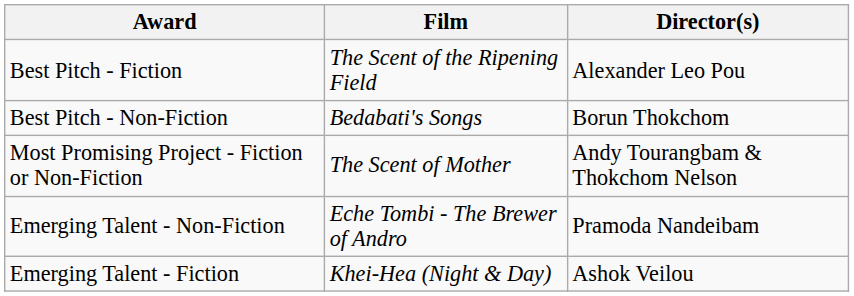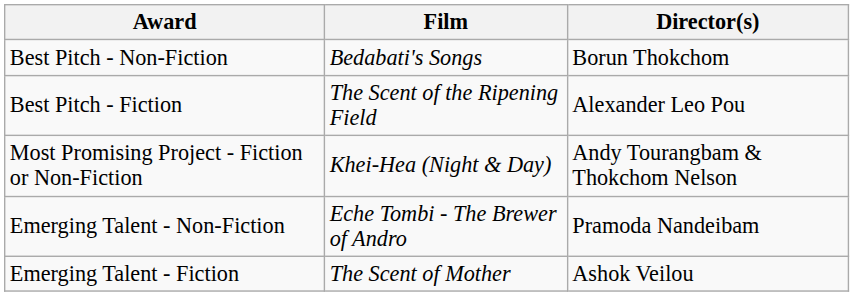rows swapped: (96, 69) <-> (119, 117)
(420, 165) The Scent of Mother -> (441, 165) Khei-Hea (Night & Day)
(441, 273) Khei-Hea (Night & Day) -> (420, 273) The Scent of Mother
